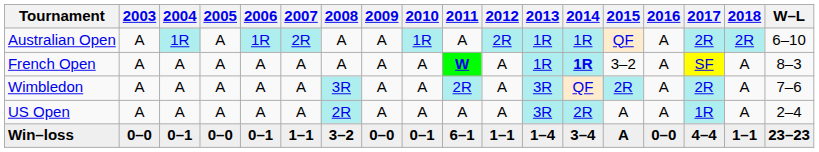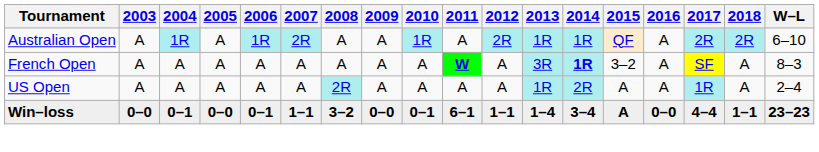(543, 64) 1R -> (543, 64) 3R
- row: (46, 87)
(543, 111) 3R -> (543, 87) 1R
